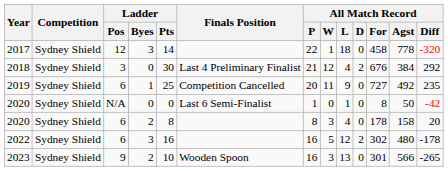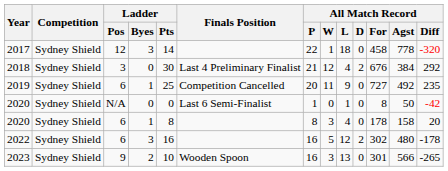(151, 121) 2 -> (151, 121) 1
